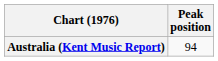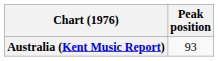(191, 46) 94 -> (191, 46) 93
